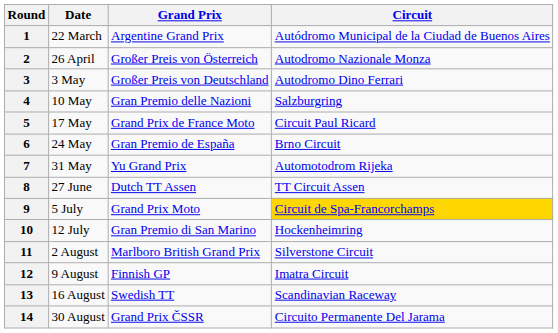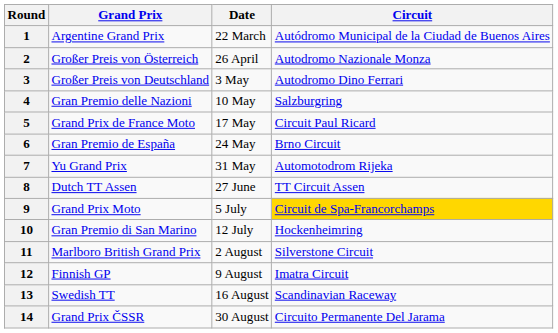columns swapped: (78, 14) <-> (190, 14)
